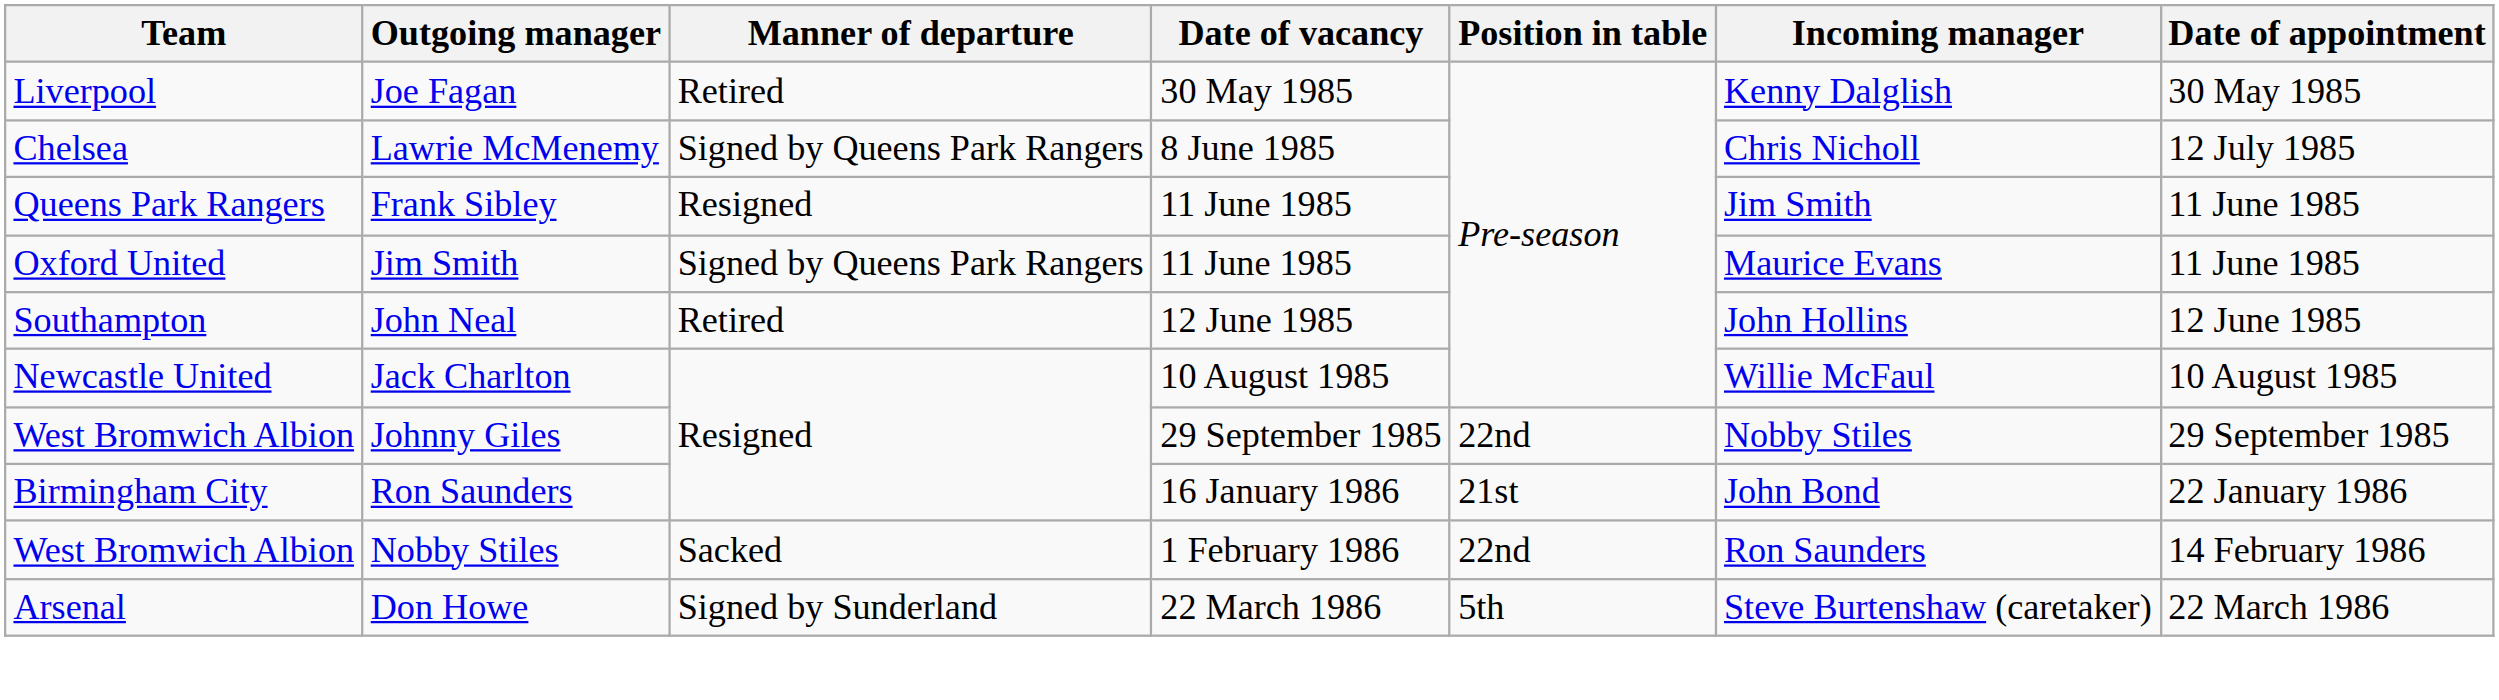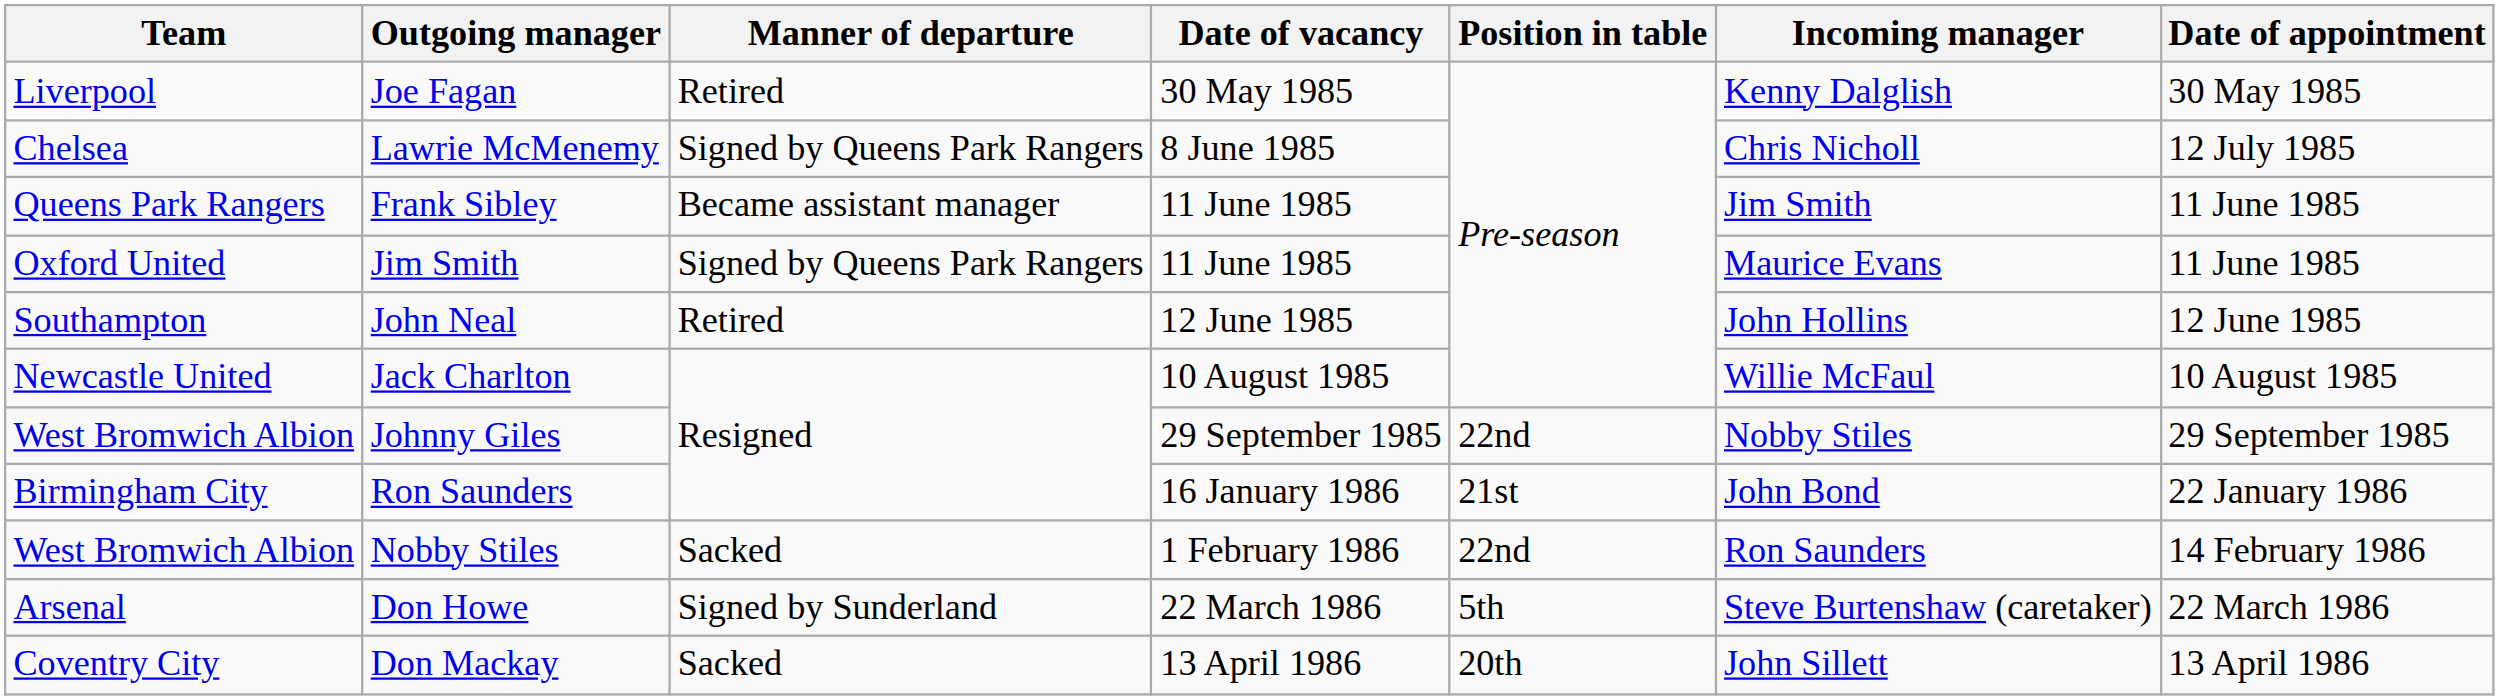(745, 205) Resigned -> (868, 205) Became assistant manager
+ row: (465, 663)
